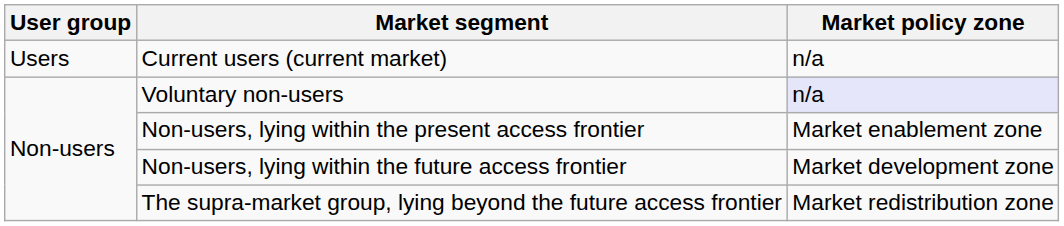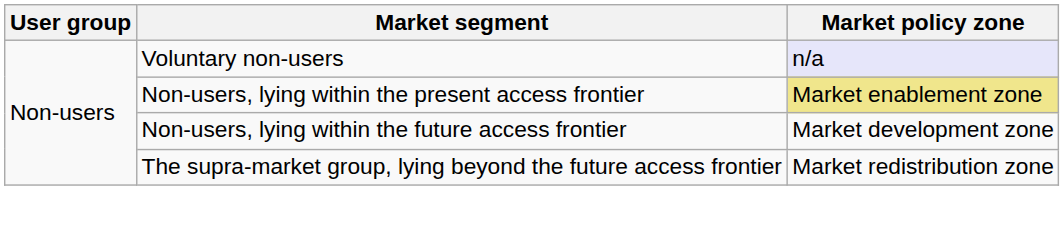- row: (294, 58)
(917, 130) no background -> (917, 94) khaki background
